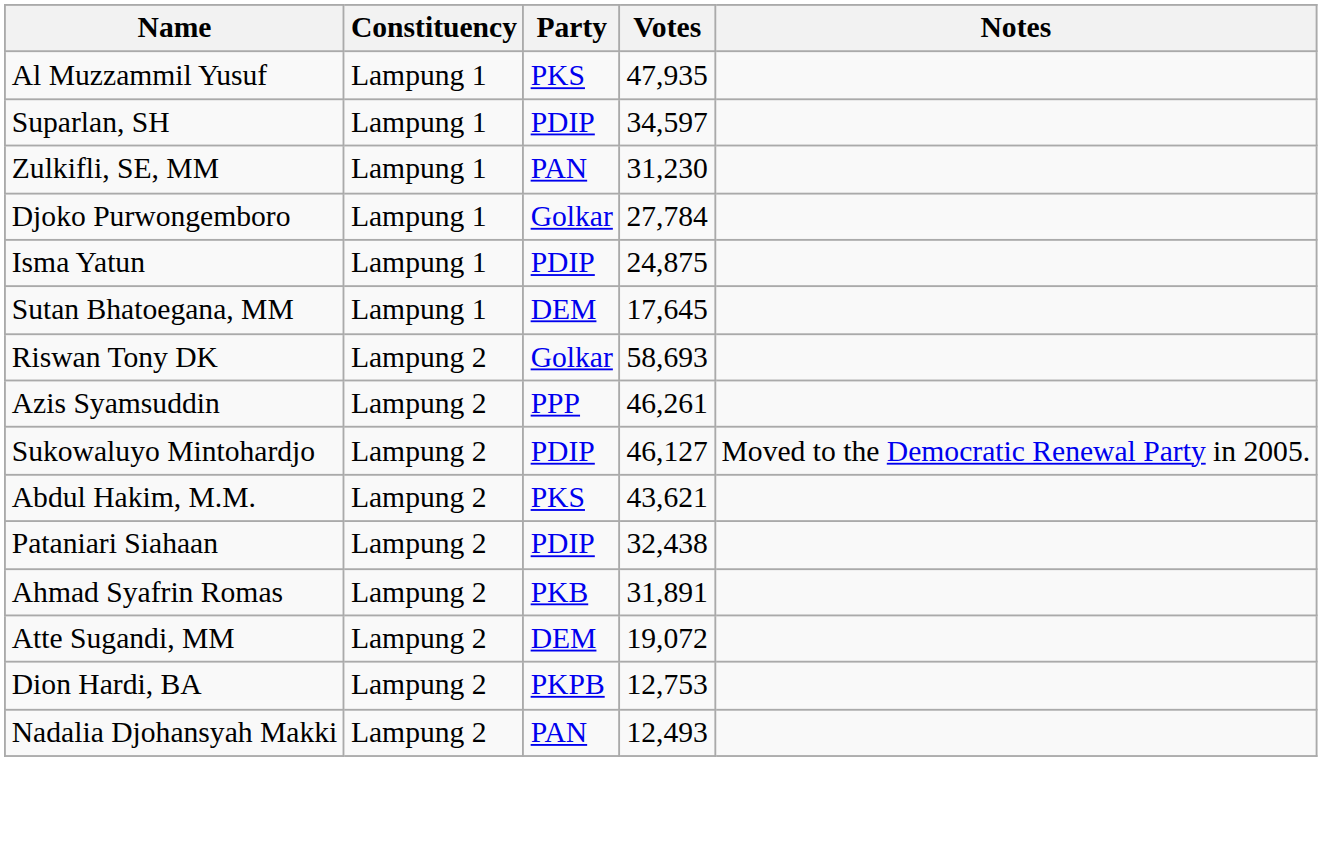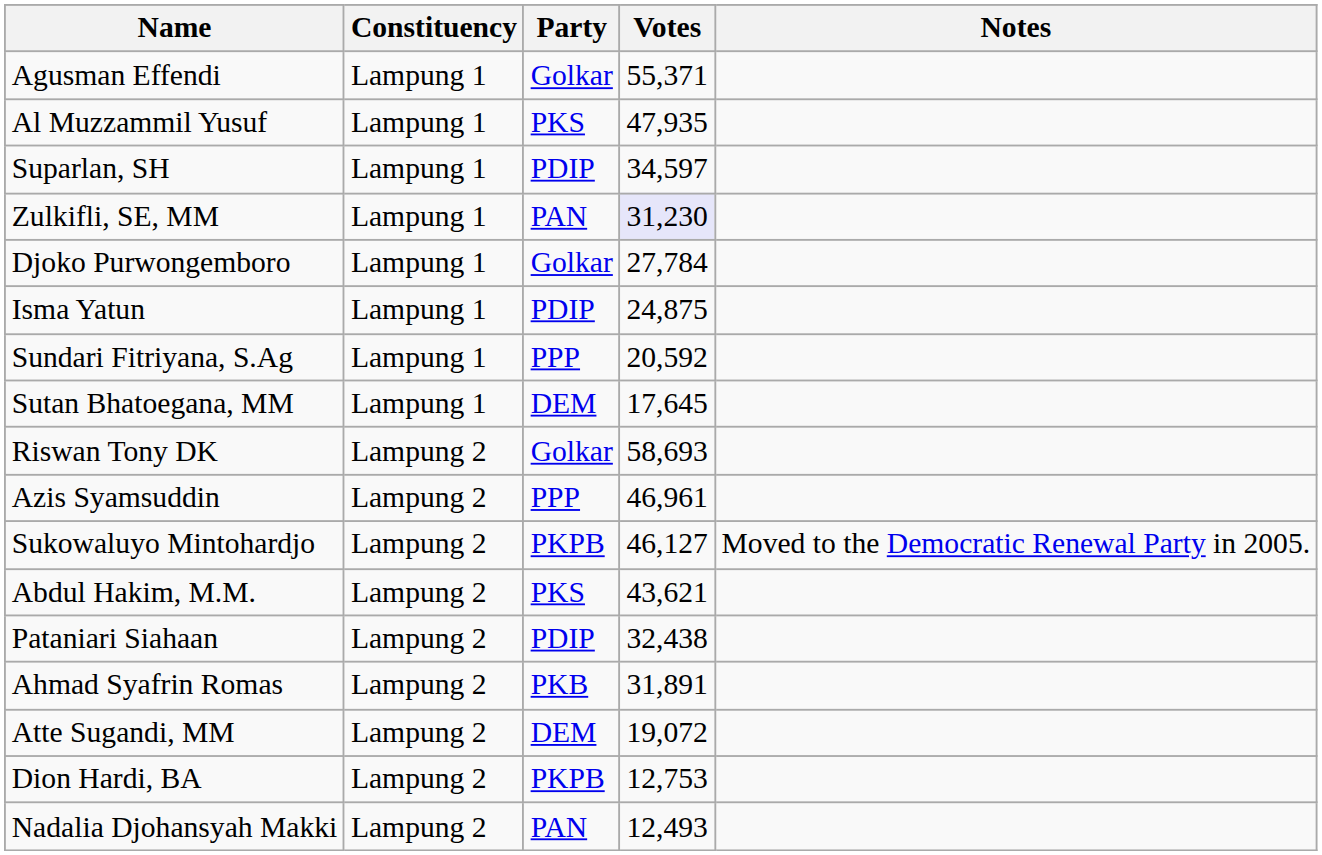+ row: (116, 74)
(667, 168) no background -> (667, 215) lavender background
+ row: (152, 356)
(667, 403) 46,261 -> (667, 497) 46,961
(563, 450) PDIP -> (568, 544) PKPB
